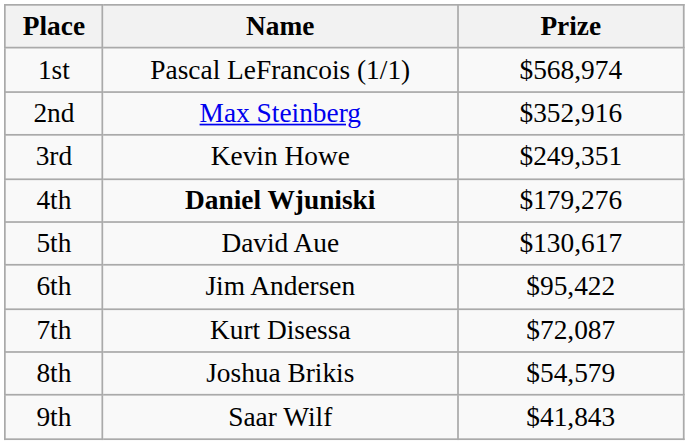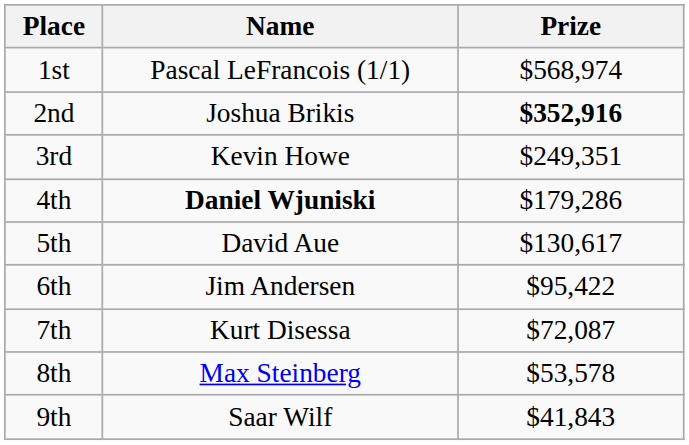(280, 112) Max Steinberg -> (280, 112) Joshua Brikis
(571, 112) normal -> (571, 112) bold
(571, 199) $179,276 -> (571, 199) $179,286
(280, 373) Joshua Brikis -> (280, 373) Max Steinberg
(571, 373) $54,579 -> (571, 373) $53,578
